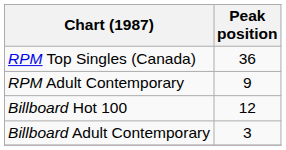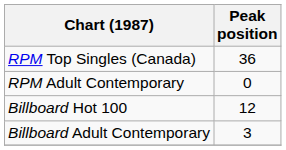(247, 83) 9 -> (247, 83) 0
